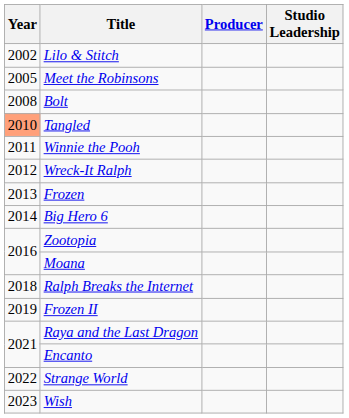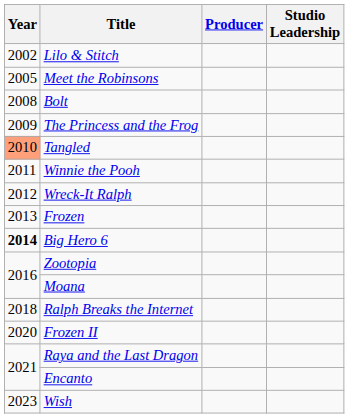+ row: (121, 124)
(22, 217) normal -> (22, 240) bold
(22, 309) 2019 -> (22, 332) 2020
- row: (86, 378)
